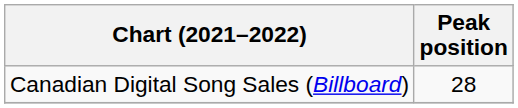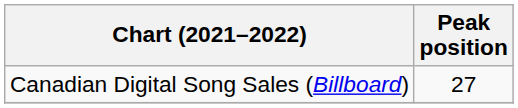(464, 84) 28 -> (464, 84) 27
